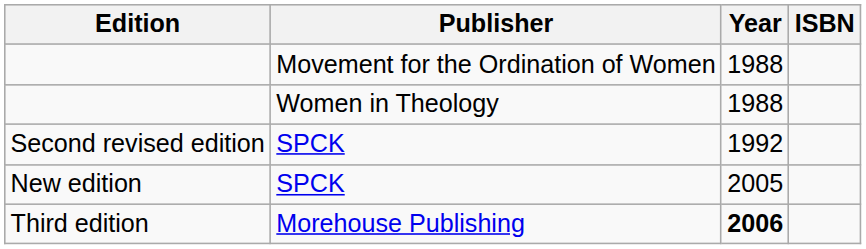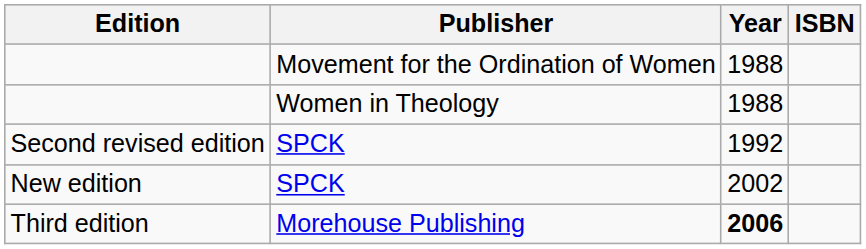(755, 183) 2005 -> (755, 183) 2002
